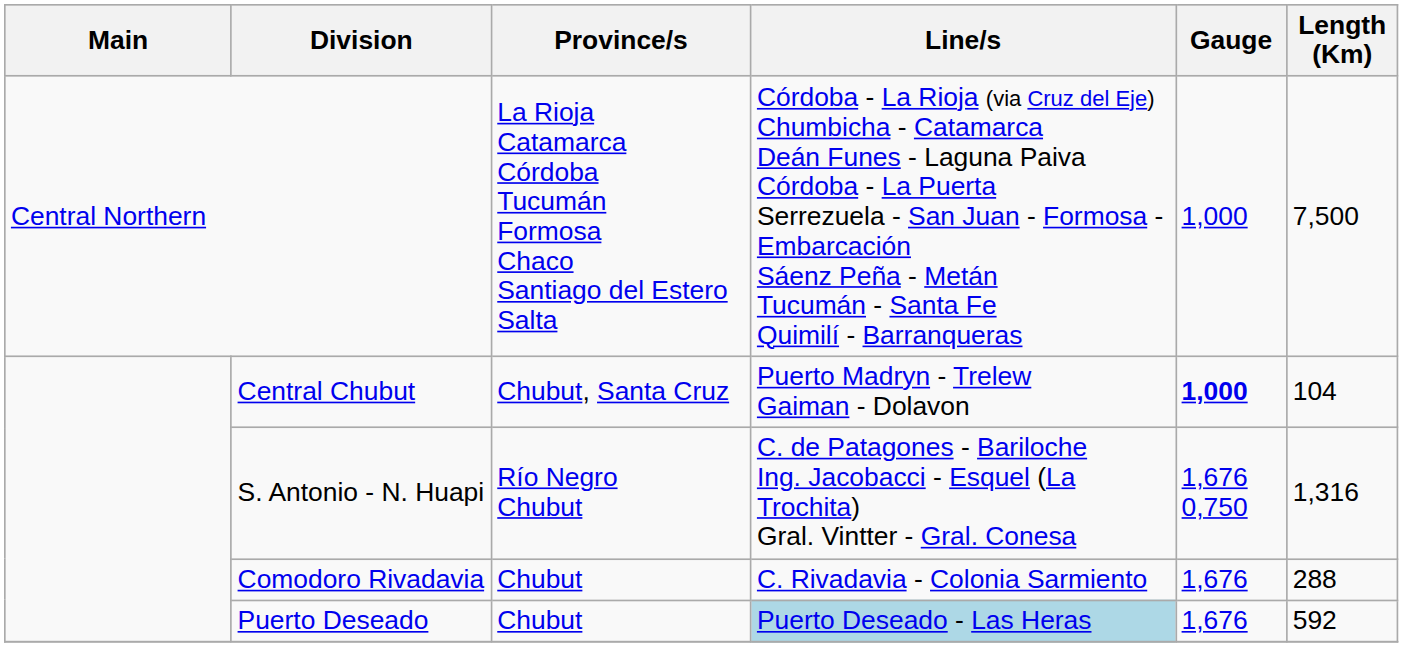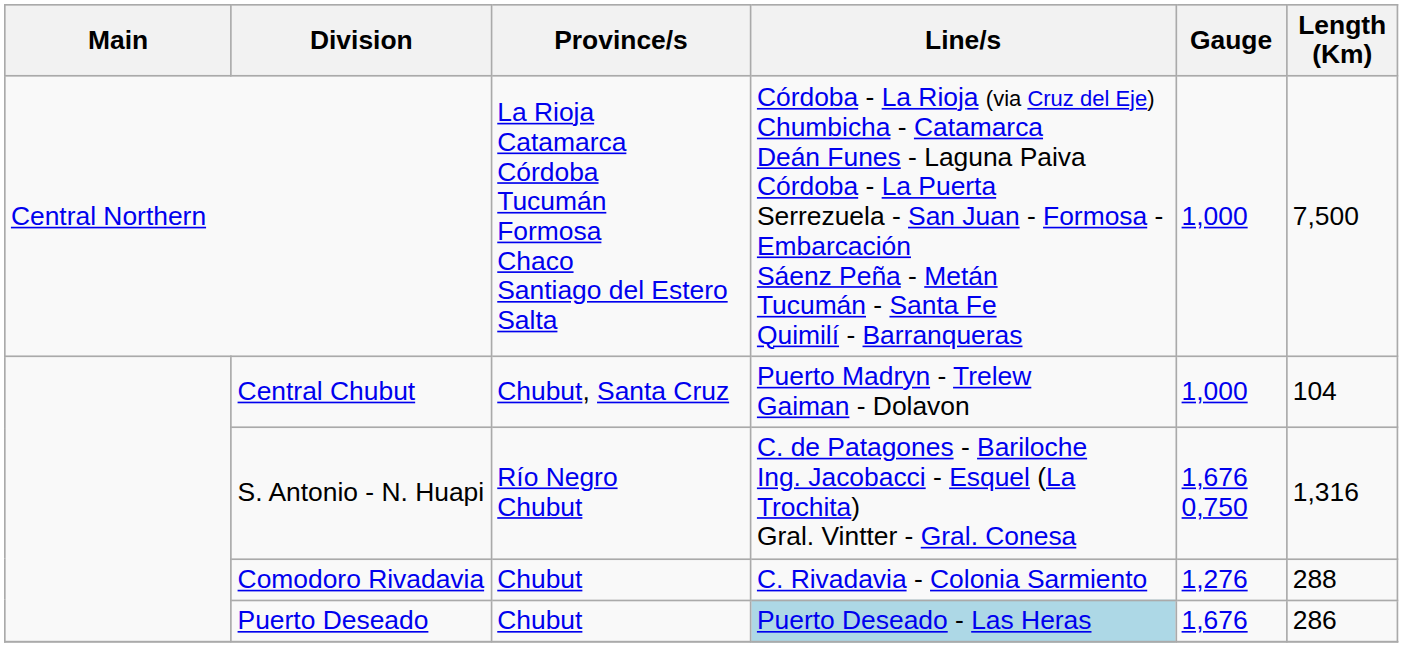(1215, 391) bold -> (1215, 391) normal
(1215, 579) 1,676 -> (1215, 579) 1,276
(1315, 620) 592 -> (1315, 620) 286
